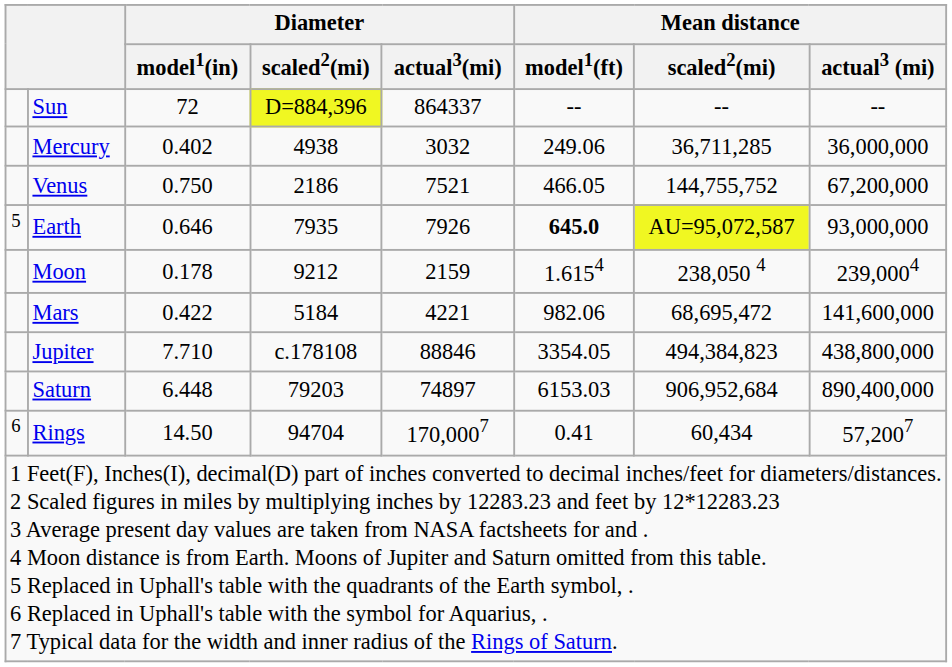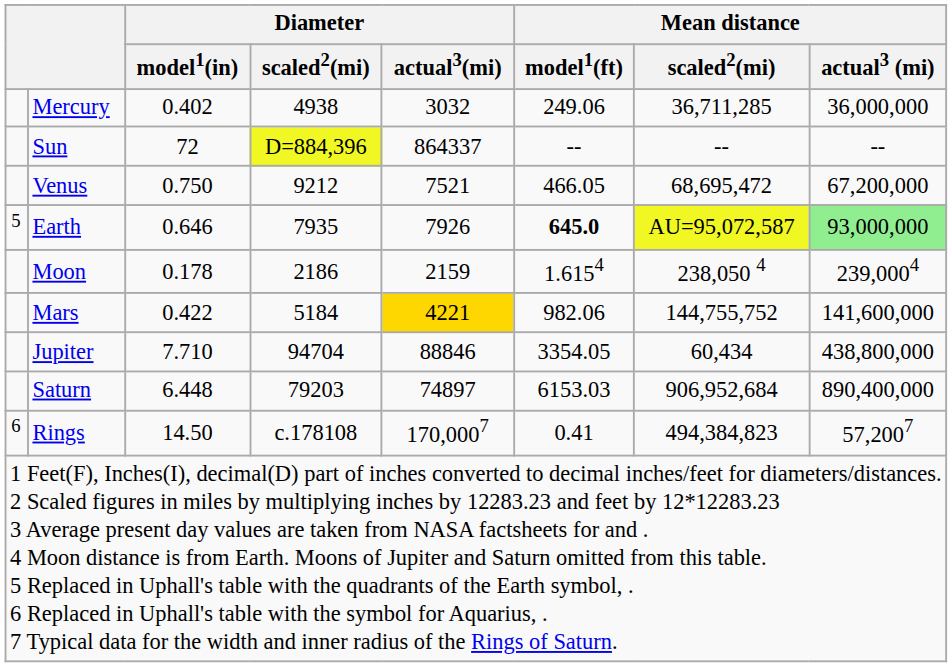rows swapped: (50, 107) <-> (71, 146)
(316, 184) 2186 -> (316, 184) 9212
(722, 184) 144,755,752 -> (722, 184) 68,695,472
(878, 226) no background -> (878, 226) lightgreen background
(316, 271) 9212 -> (316, 271) 2186
(448, 312) no background -> (448, 312) gold background
(722, 312) 68,695,472 -> (722, 312) 144,755,752
(316, 351) c.178108 -> (316, 351) 94704
(722, 351) 494,384,823 -> (722, 351) 60,434
(316, 432) 94704 -> (316, 432) c.178108
(722, 432) 60,434 -> (722, 432) 494,384,823
